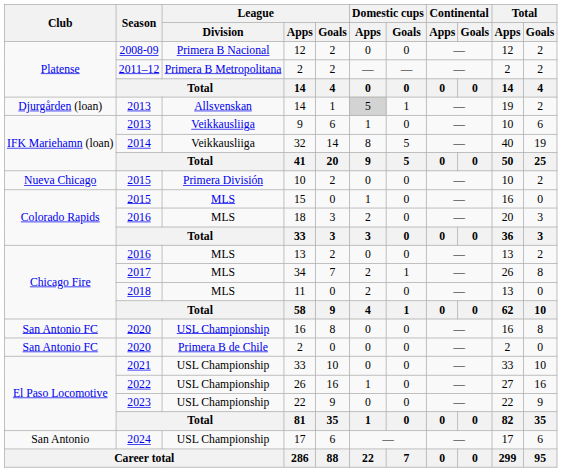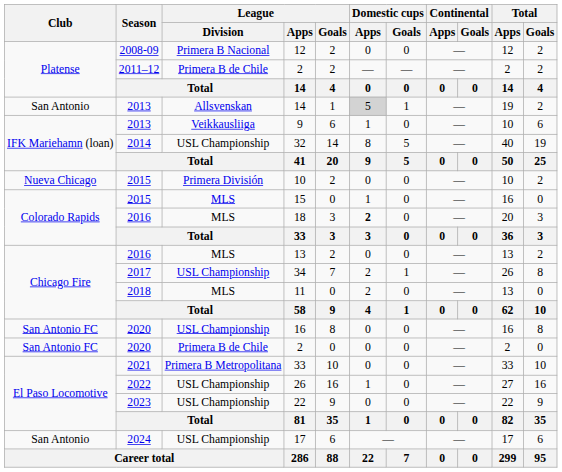(223, 69) Primera B Metropolitana -> (223, 69) Primera B de Chile
(60, 106) Djurgården (loan) -> (60, 106) San Antonio
(223, 143) Veikkausliiga -> (223, 143) USL Championship
(368, 217) normal -> (368, 217) bold
(223, 273) MLS -> (223, 273) USL Championship
(223, 365) USL Championship -> (223, 365) Primera B Metropolitana
